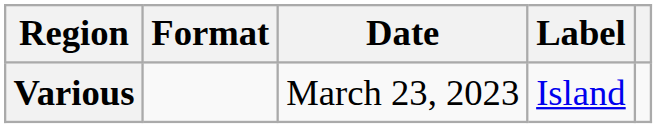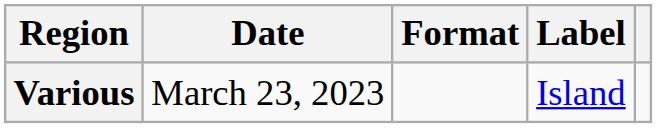columns swapped: (403, 33) <-> (210, 33)
